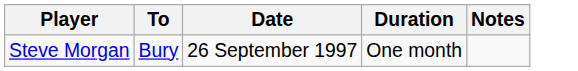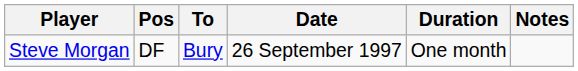+ column: (156, 19)
